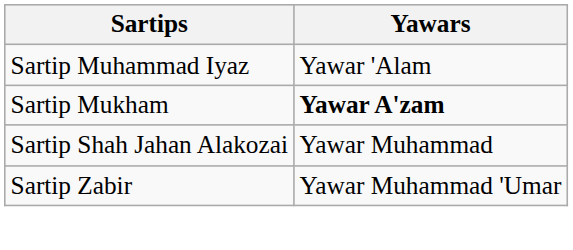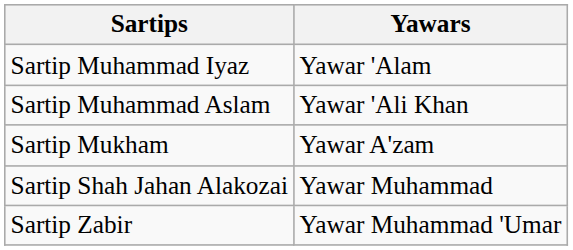+ row: (141, 104)
(372, 104) bold -> (367, 144) normal
